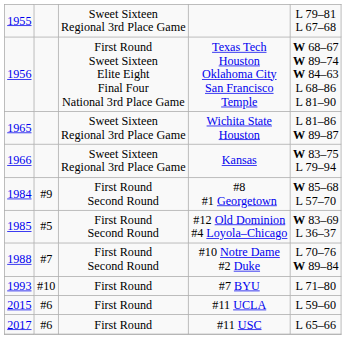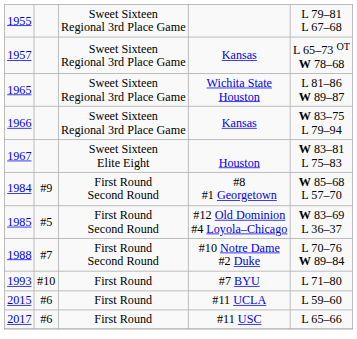- row: (19, 74)
+ row: (19, 55)
+ row: (19, 156)
